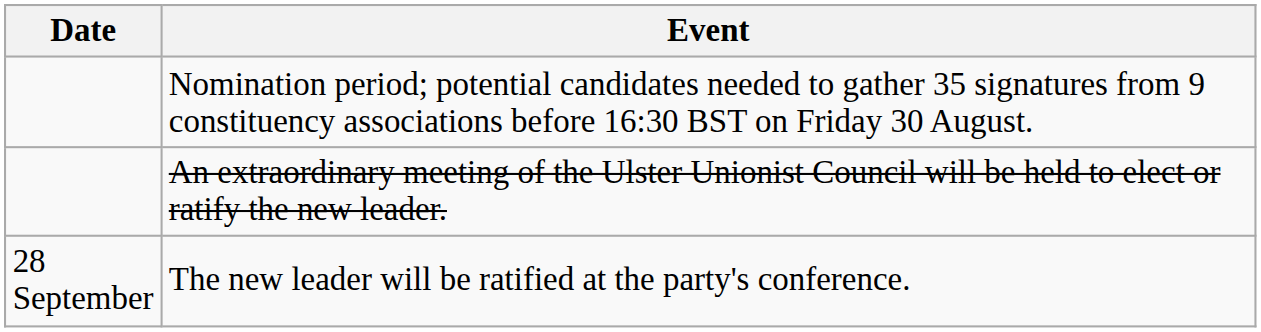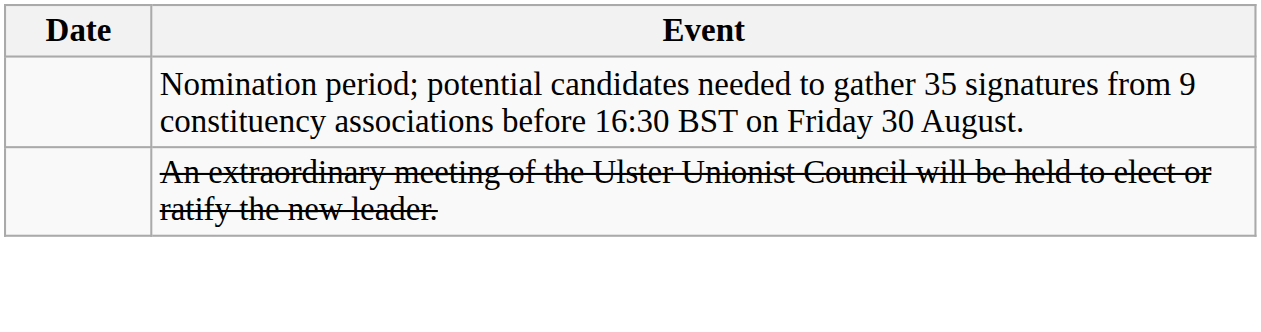- row: (540, 280)
